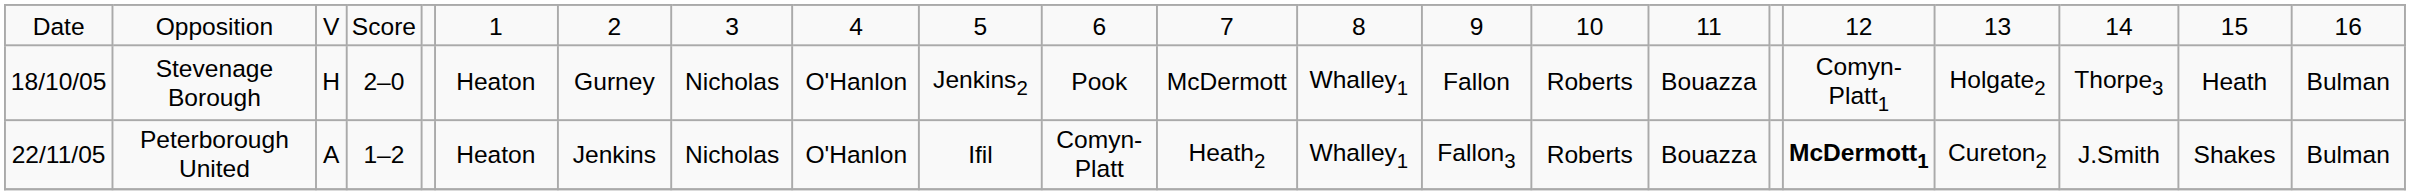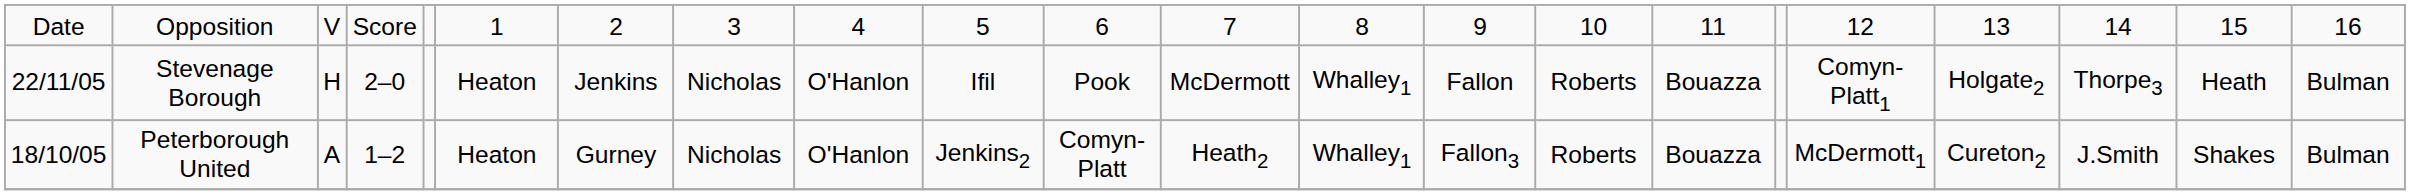(59, 82) 18/10/05 -> (59, 82) 22/11/05
(614, 82) Gurney -> (616, 82) Jenkins
(980, 82) Jenkins2 -> (983, 82) Ifil
(59, 154) 22/11/05 -> (59, 154) 18/10/05
(614, 154) Jenkins -> (616, 154) Gurney
(980, 154) Ifil -> (983, 154) Jenkins2
(1859, 154) bold -> (1860, 154) normal
